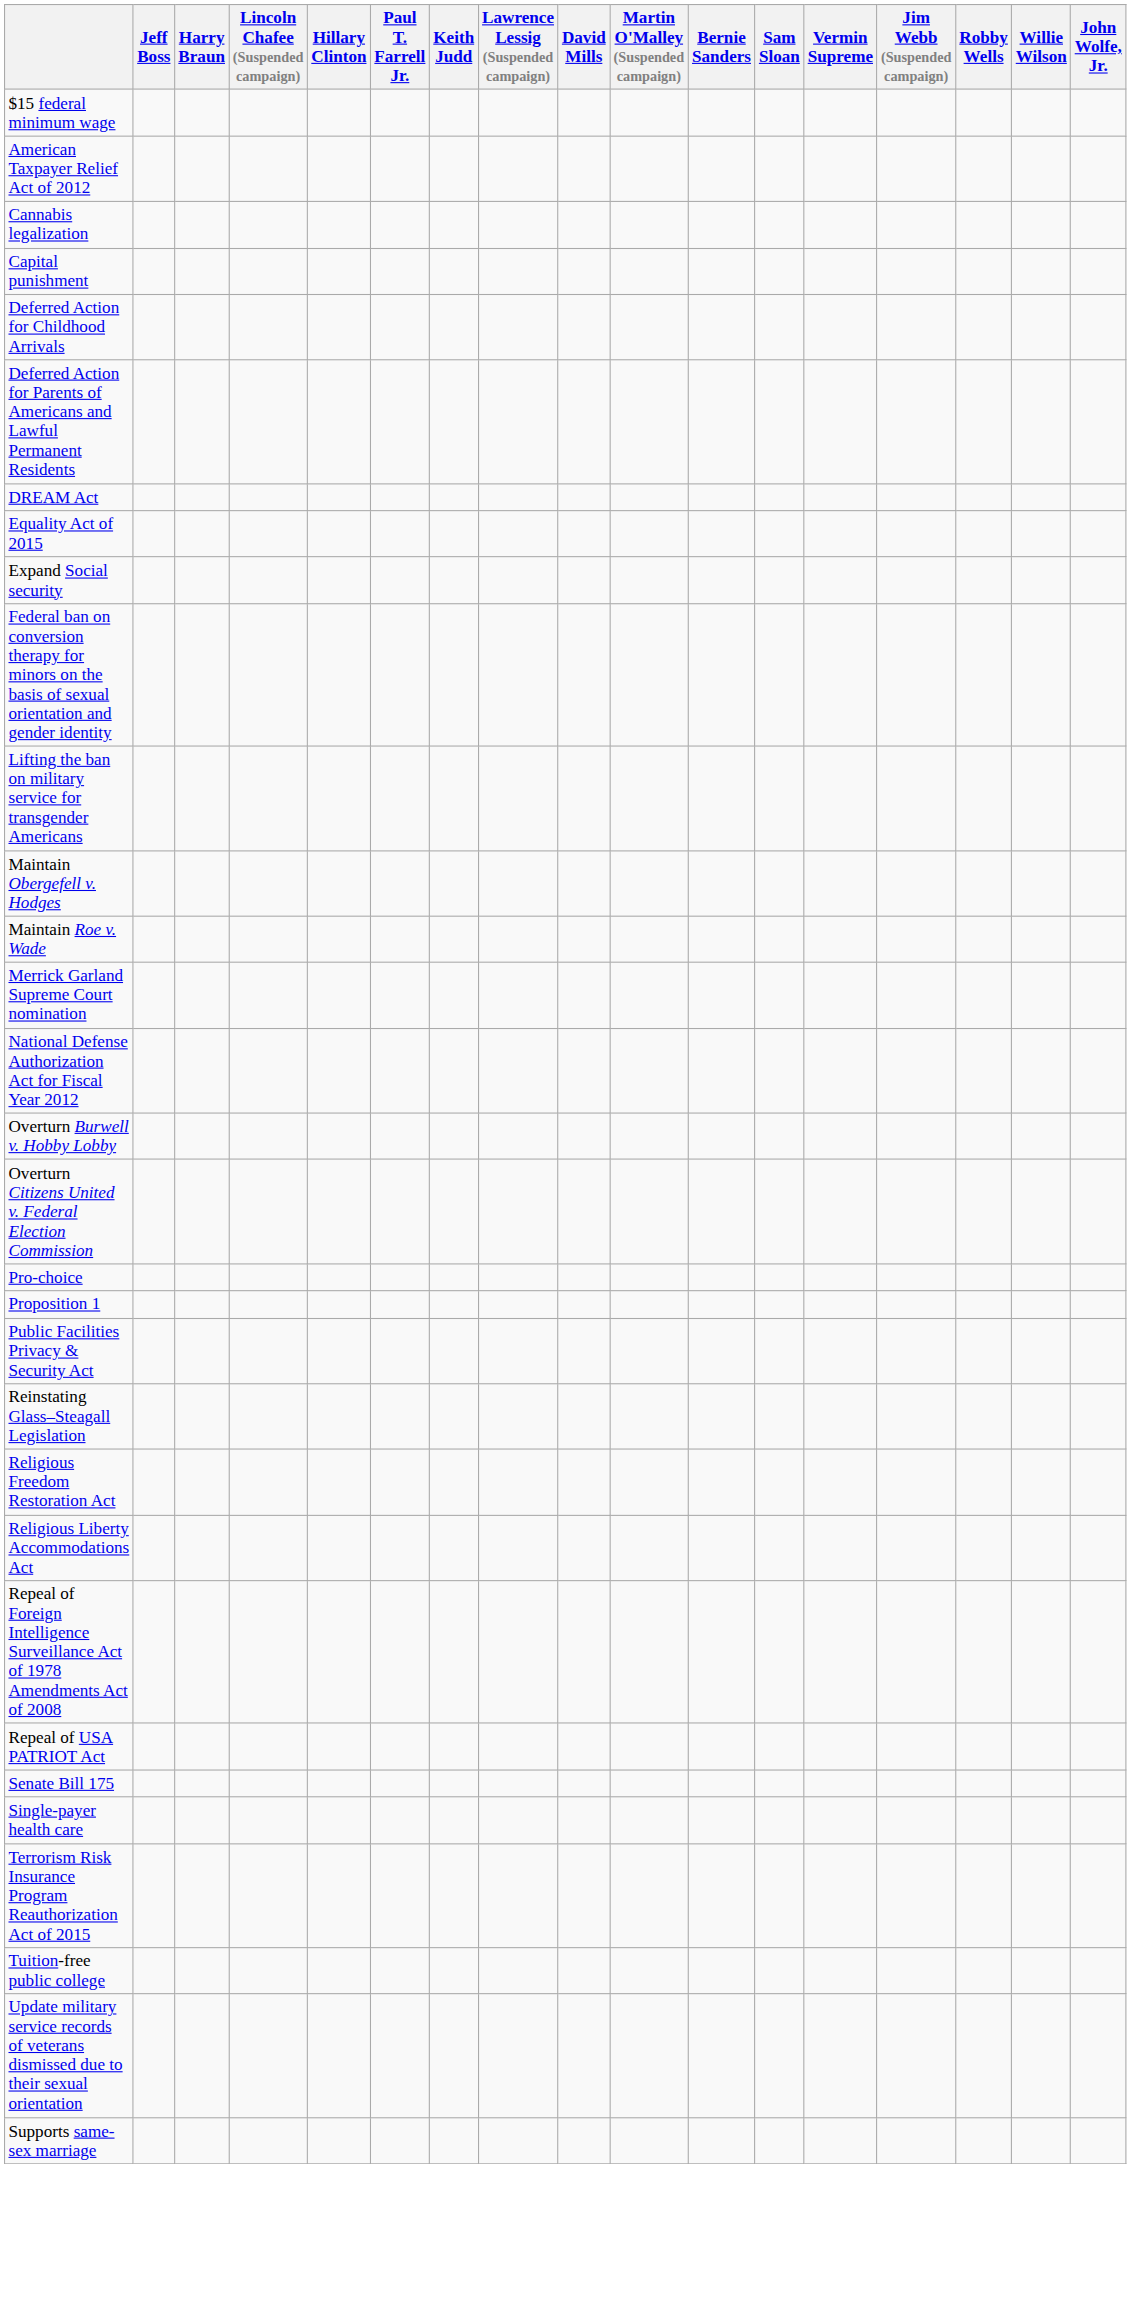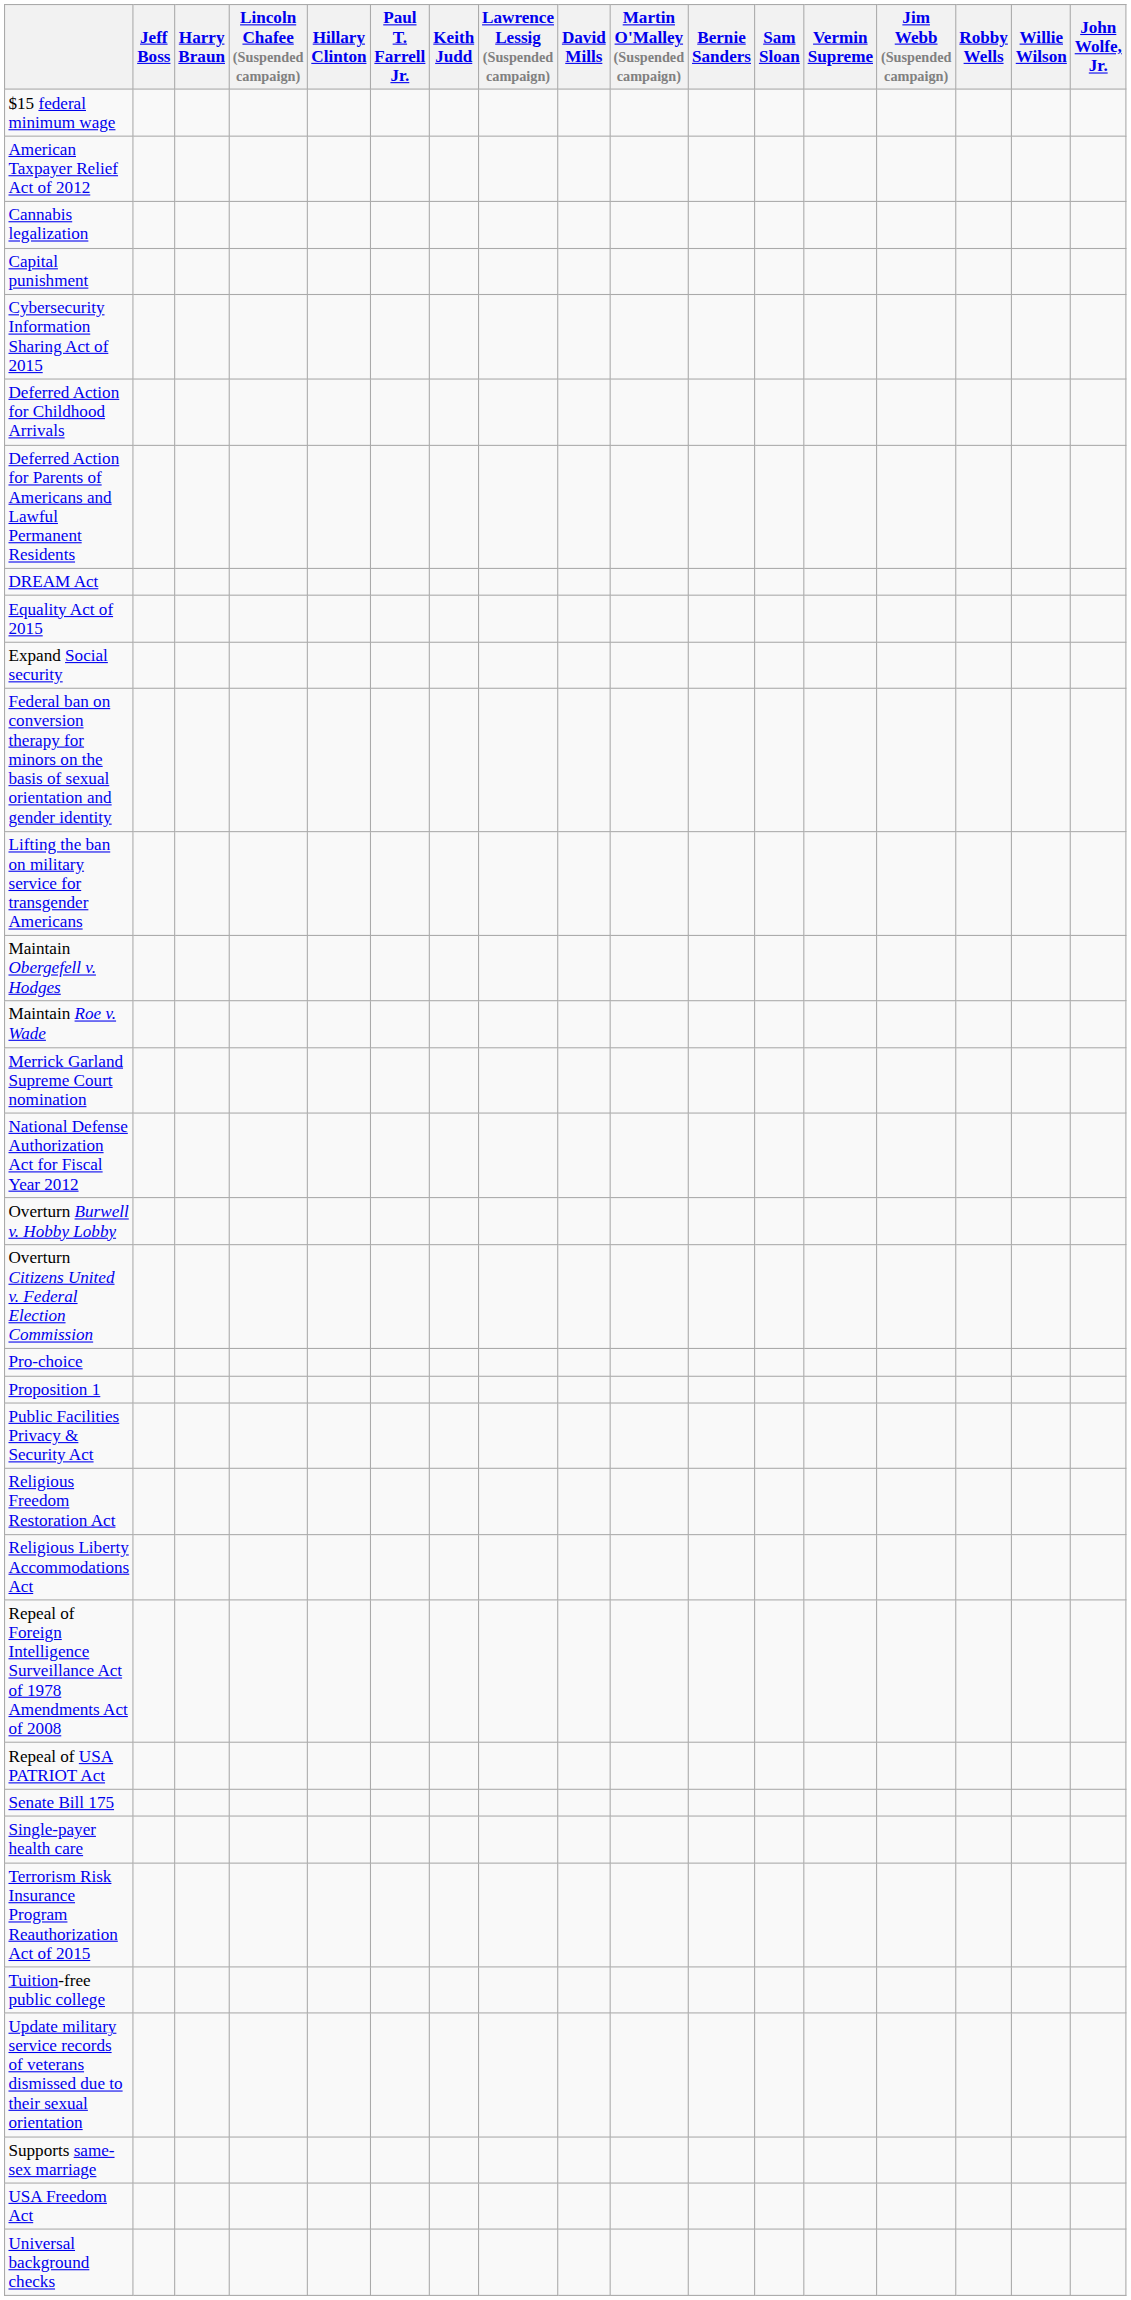+ row: (58, 336)
- row: (59, 1416)
+ row: (58, 2206)
+ row: (49, 2262)
